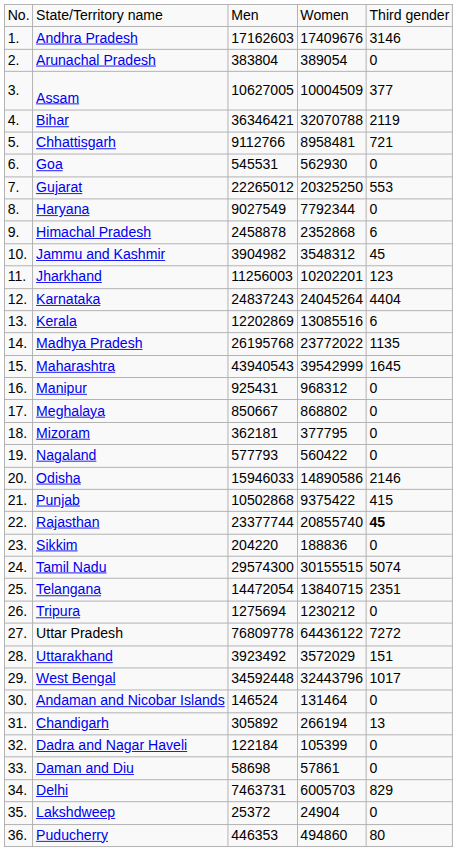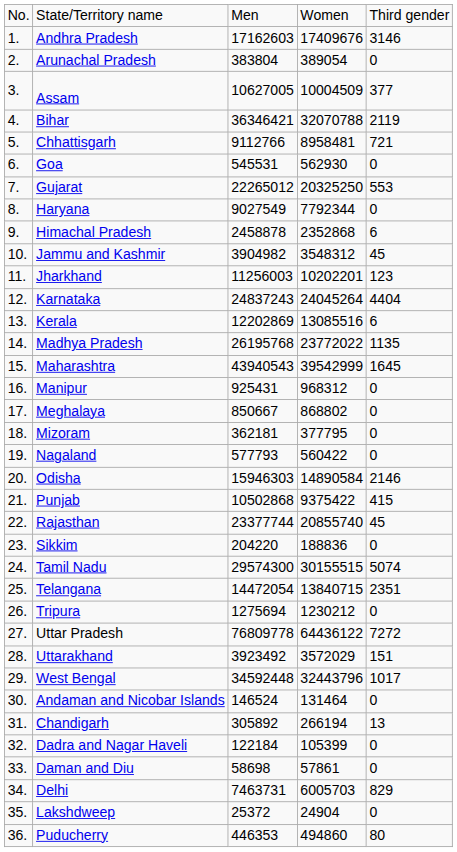(263, 478) 15946033 -> (263, 478) 15946303
(332, 478) 14890586 -> (332, 478) 14890584
(377, 522) bold -> (377, 522) normal
